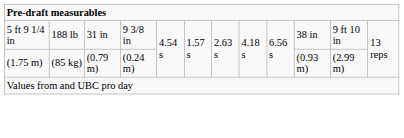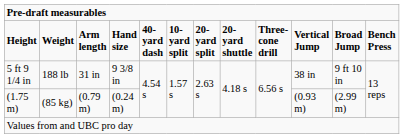+ row: (22, 40)
